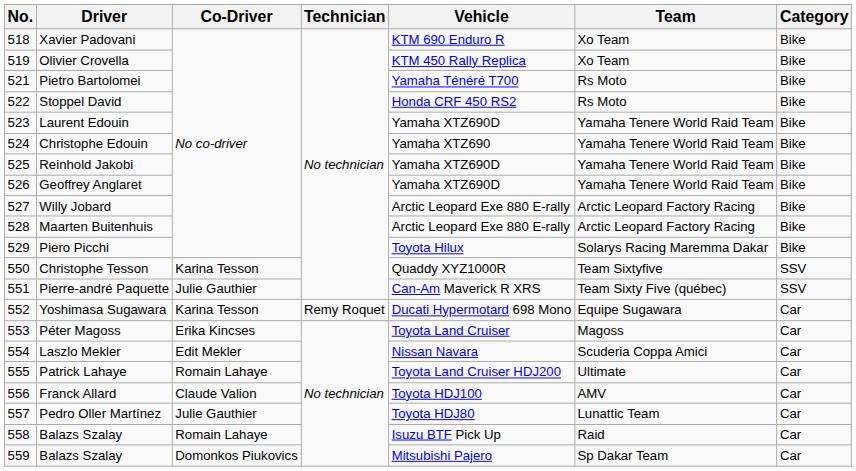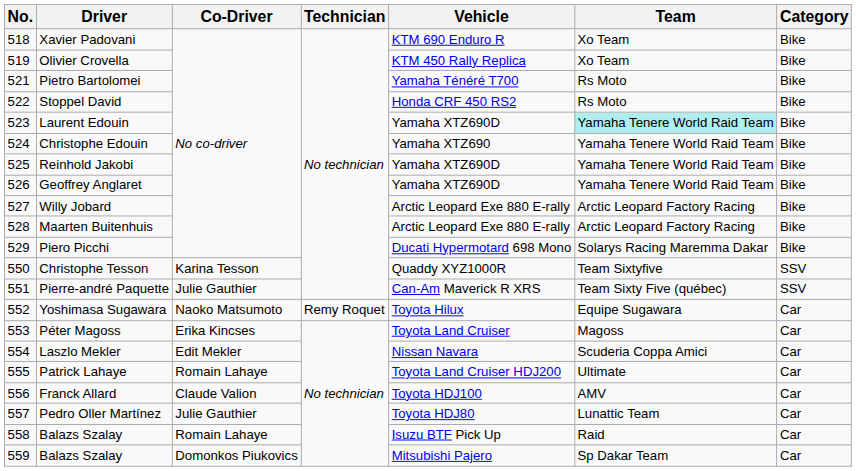(676, 122) no background -> (676, 122) paleturquoise background
(428, 247) Toyota Hilux -> (481, 247) Ducati Hypermotard 698 Mono
(217, 309) Karina Tesson -> (229, 309) Naoko Matsumoto
(481, 309) Ducati Hypermotard 698 Mono -> (428, 309) Toyota Hilux
